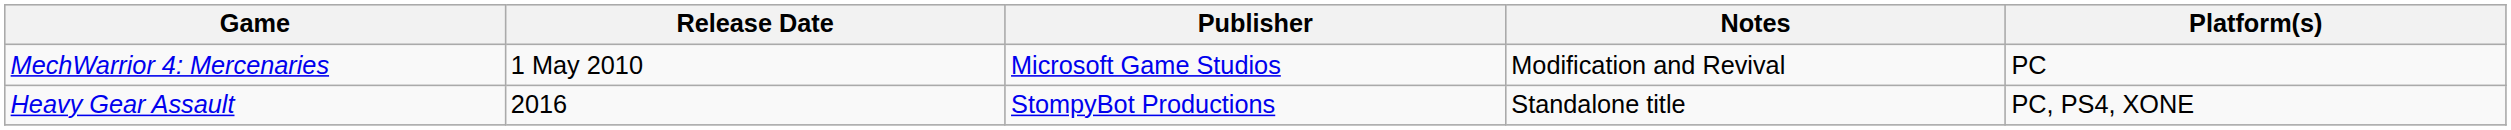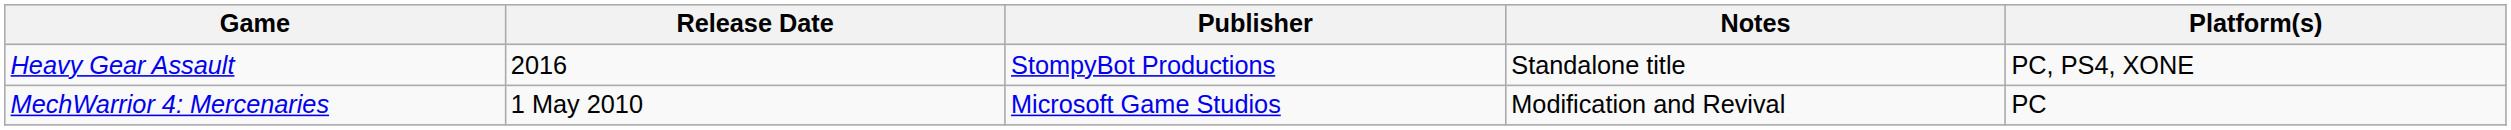rows swapped: (170, 64) <-> (123, 104)
